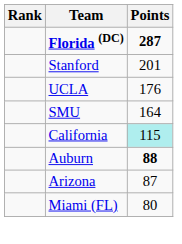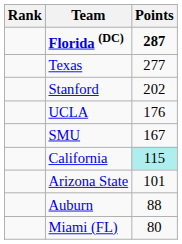+ row: (65, 66)
(150, 66) 201 -> (154, 89) 202
(150, 112) 164 -> (154, 135) 167
+ row: (88, 181)
(150, 158) bold -> (154, 204) normal
- row: (72, 181)
